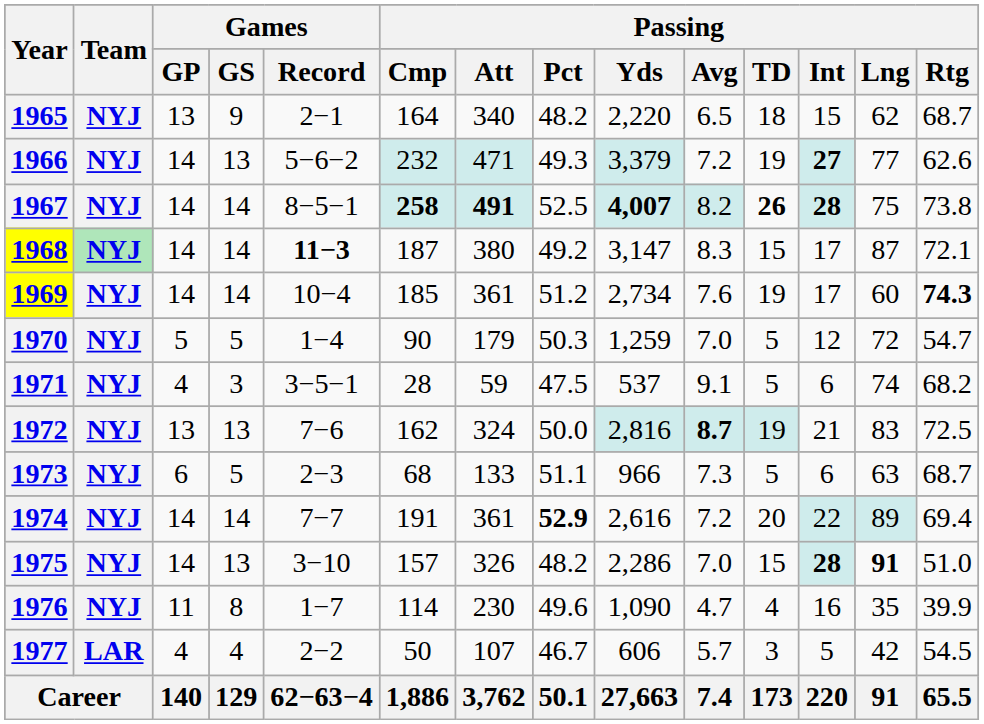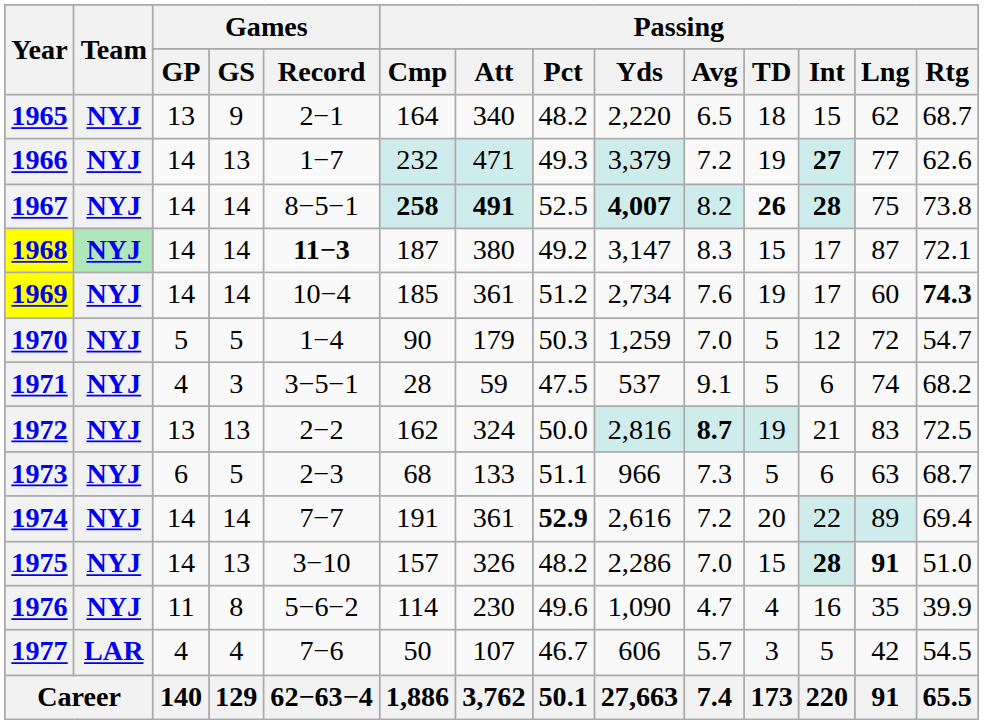(322, 160) 5−6−2 -> (322, 160) 1−7
(322, 428) 7−6 -> (322, 428) 2−2
(322, 607) 1−7 -> (322, 607) 5−6−2
(322, 652) 2−2 -> (322, 652) 7−6
